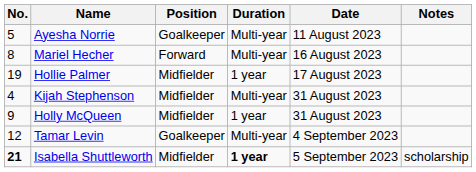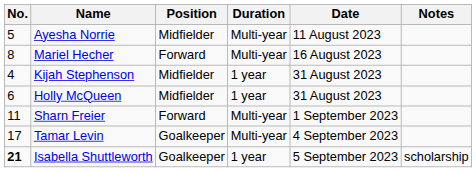(192, 34) Goalkeeper -> (186, 34) Midfielder
- row: (72, 75)
(259, 95) Multi-year -> (248, 75) 1 year
(11, 116) 9 -> (11, 95) 6
+ row: (69, 116)
(14, 136) 12 -> (14, 136) 17
(186, 156) Midfielder -> (192, 156) Goalkeeper
(249, 156) bold -> (248, 156) normal
